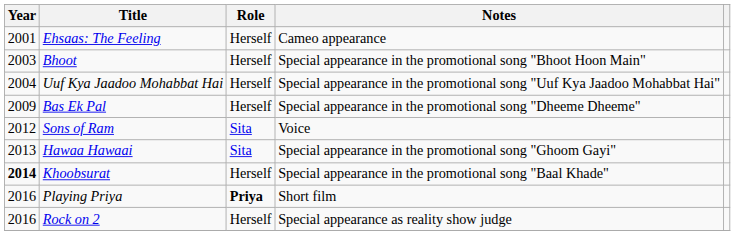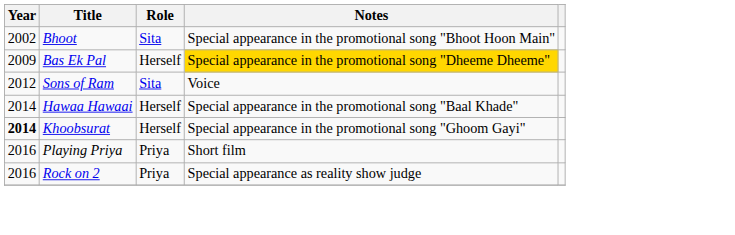- row: (102, 38)
(22, 60) 2003 -> (22, 38) 2002
(251, 60) Herself -> (150, 38) Sita
- row: (133, 83)
(459, 106) no background -> (369, 60) gold background
(22, 151) 2013 -> (22, 106) 2014
(241, 151) Sita -> (160, 106) Herself
(447, 151) Special appearance in the promotional song "Ghoom Gayi" -> (353, 106) Special appearance in the promotional song "Baal Khade"
(444, 173) Special appearance in the promotional song "Baal Khade" -> (357, 128) Special appearance in the promotional song "Ghoom Gayi"
(246, 196) bold -> (154, 151) normal
(251, 219) Herself -> (154, 173) Priya
